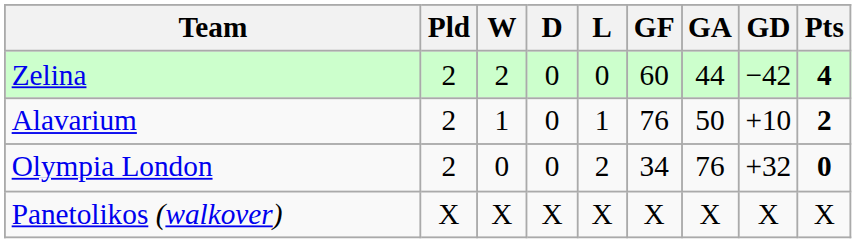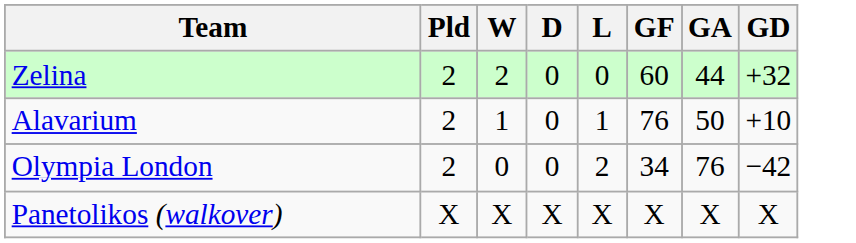- column: (824, 27)
(768, 74) −42 -> (768, 74) +32
(768, 167) +32 -> (768, 167) −42
